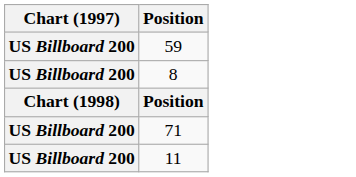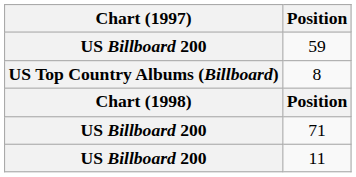(72, 74) US Billboard 200 -> (144, 74) US Top Country Albums (Billboard)
